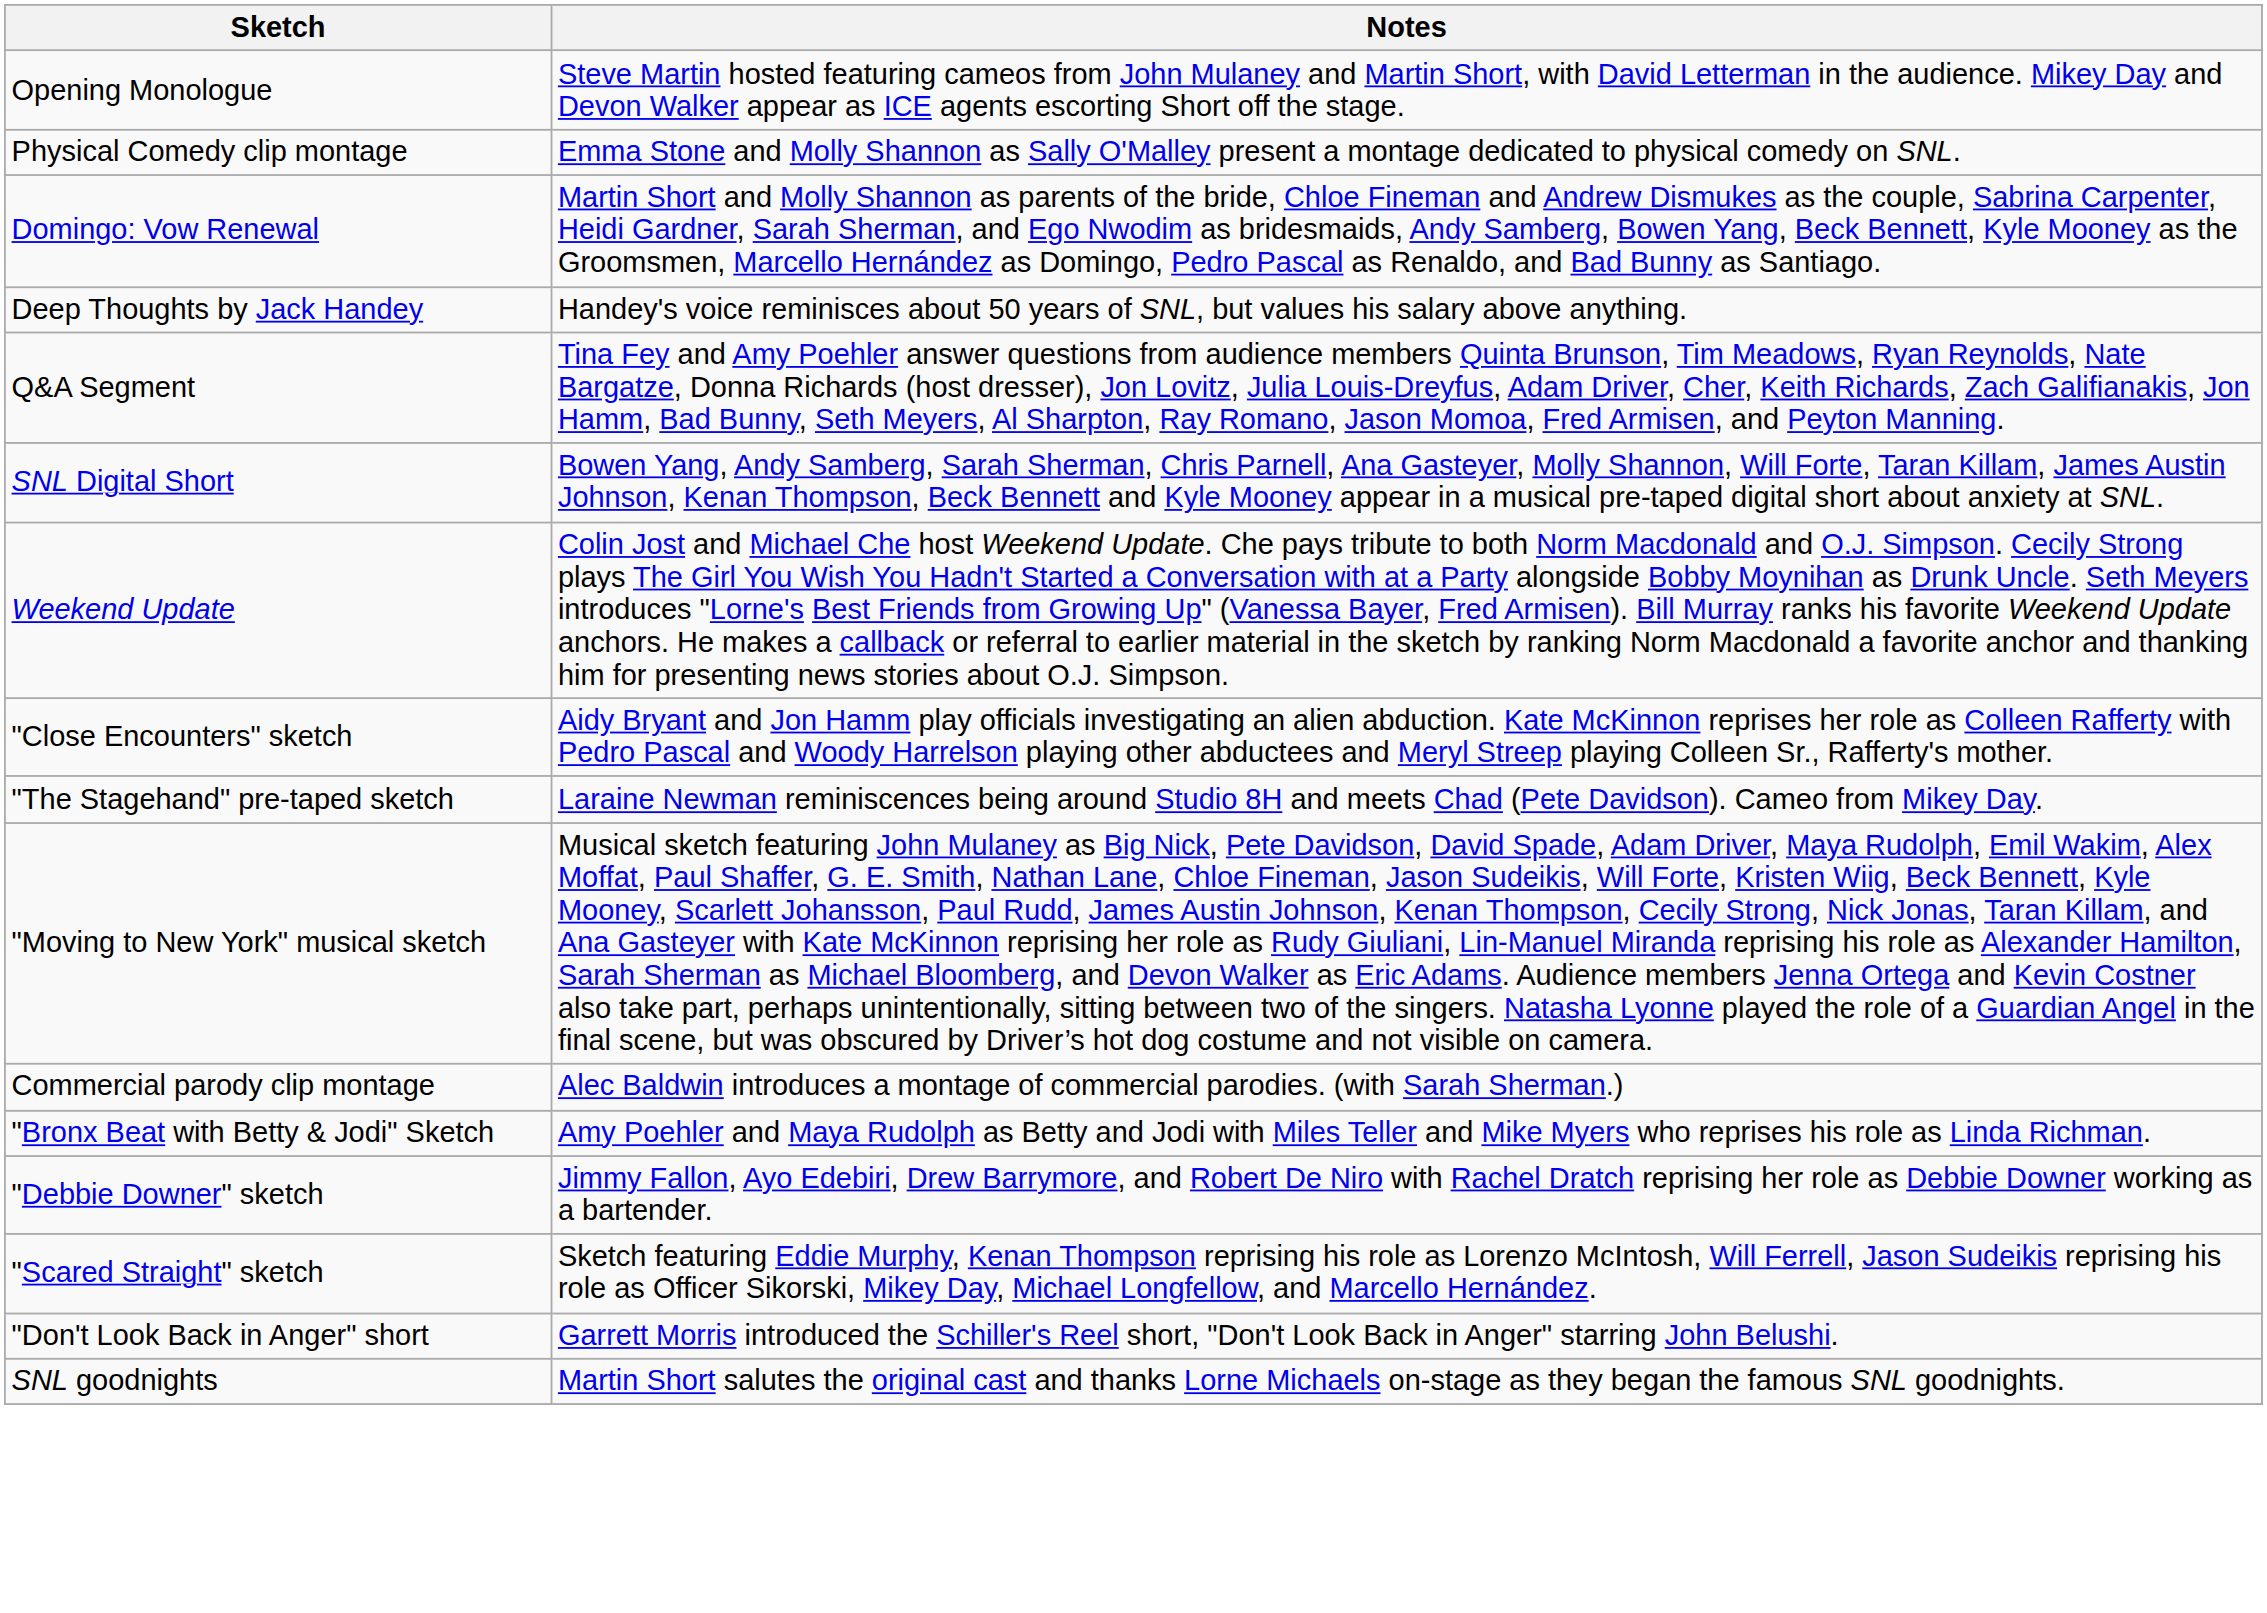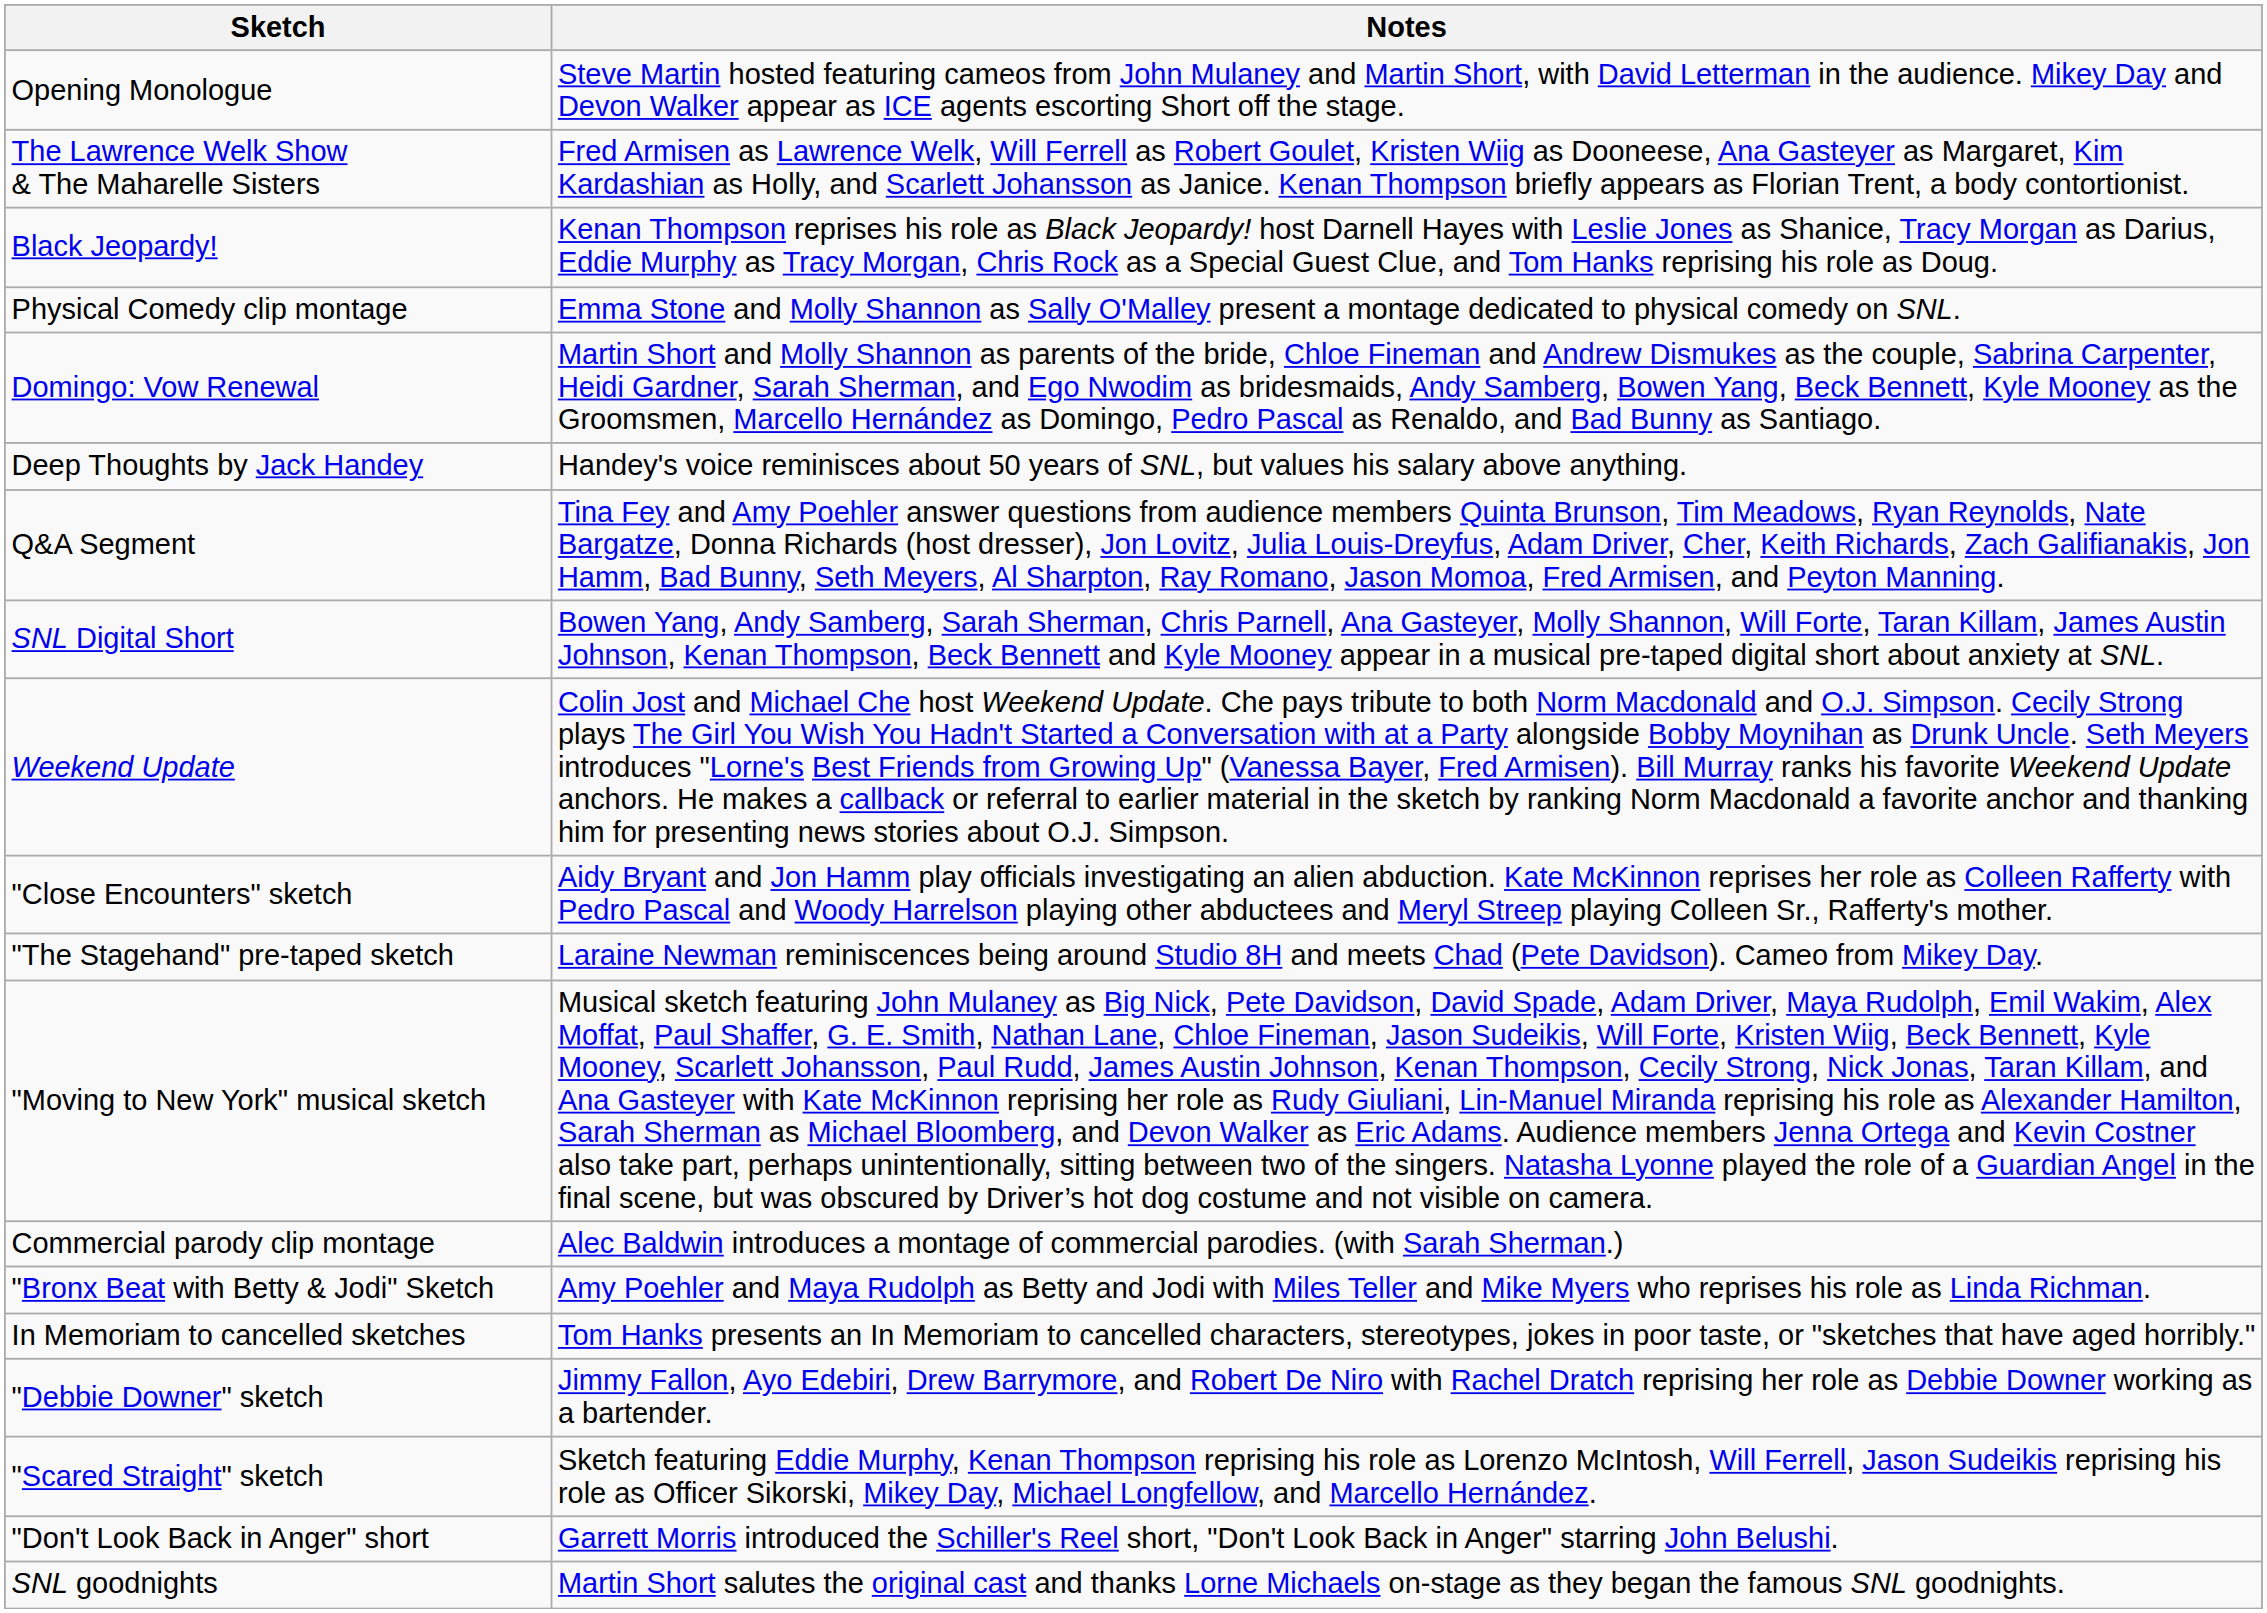+ row: (180, 168)
+ row: (115, 246)
+ row: (239, 1335)
